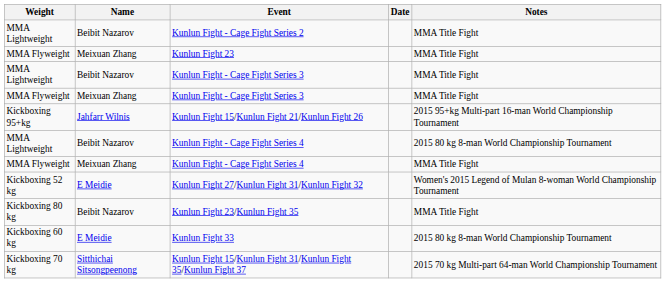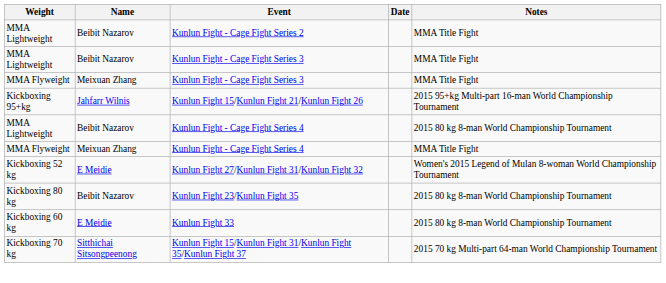- row: (38, 54)
(446, 212) MMA Title Fight -> (513, 196) 2015 80 kg 8-man World Championship Tournament
